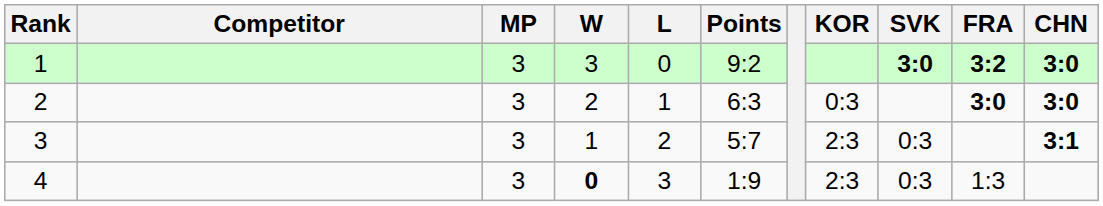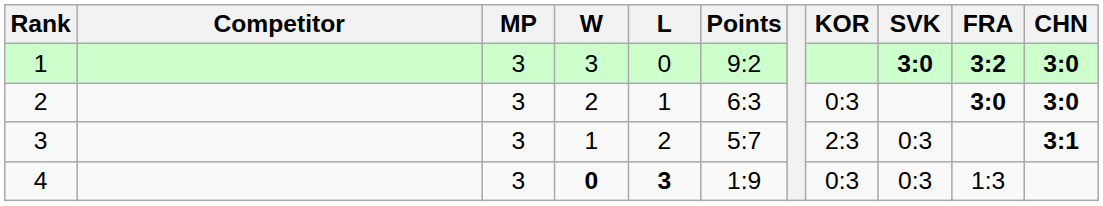(664, 180) normal -> (664, 180) bold
(842, 180) 2:3 -> (842, 180) 0:3
